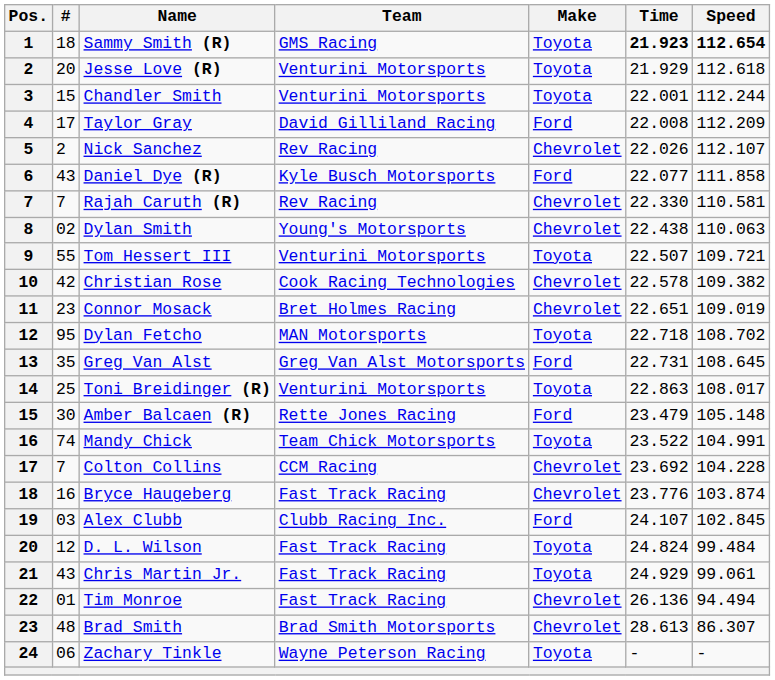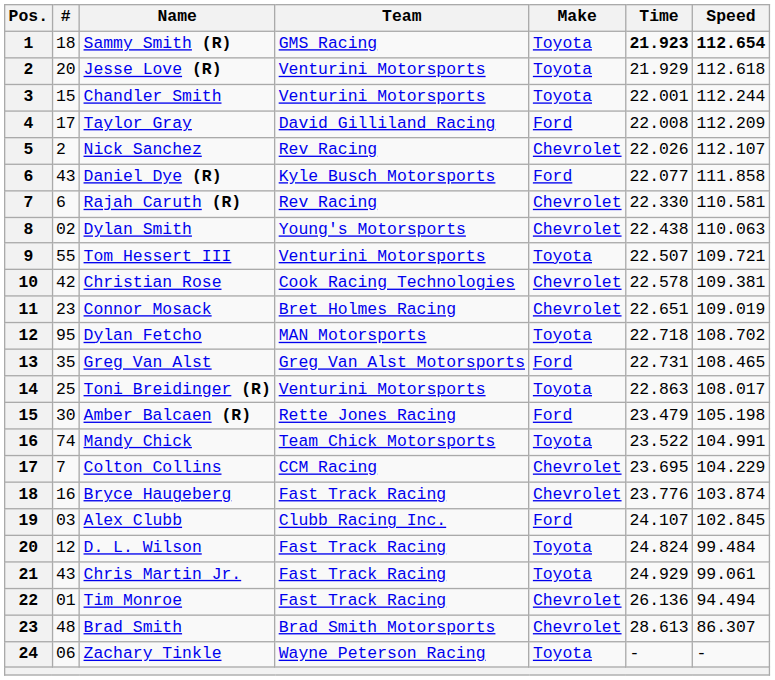(61, 204) 7 -> (61, 204) 6
(731, 283) 109.382 -> (731, 283) 109.381
(731, 363) 108.645 -> (731, 363) 108.465
(731, 416) 105.148 -> (731, 416) 105.198
(659, 469) 23.692 -> (659, 469) 23.695
(731, 469) 104.228 -> (731, 469) 104.229
